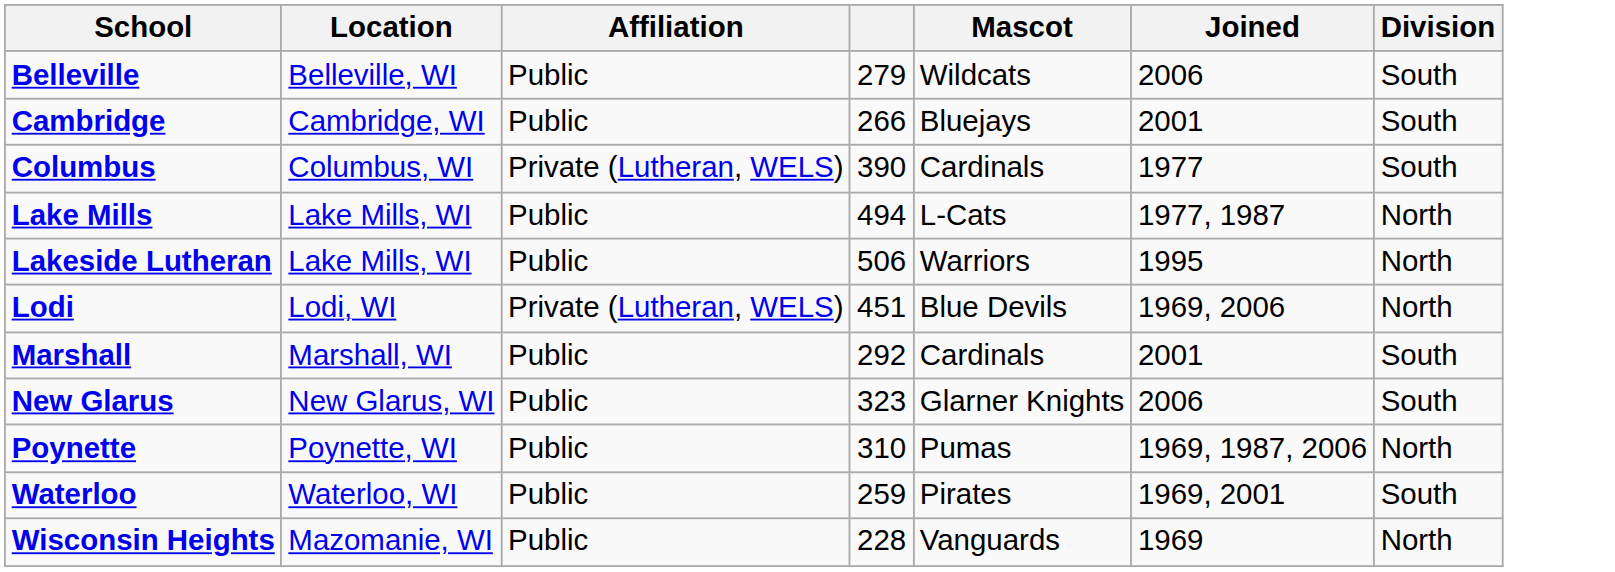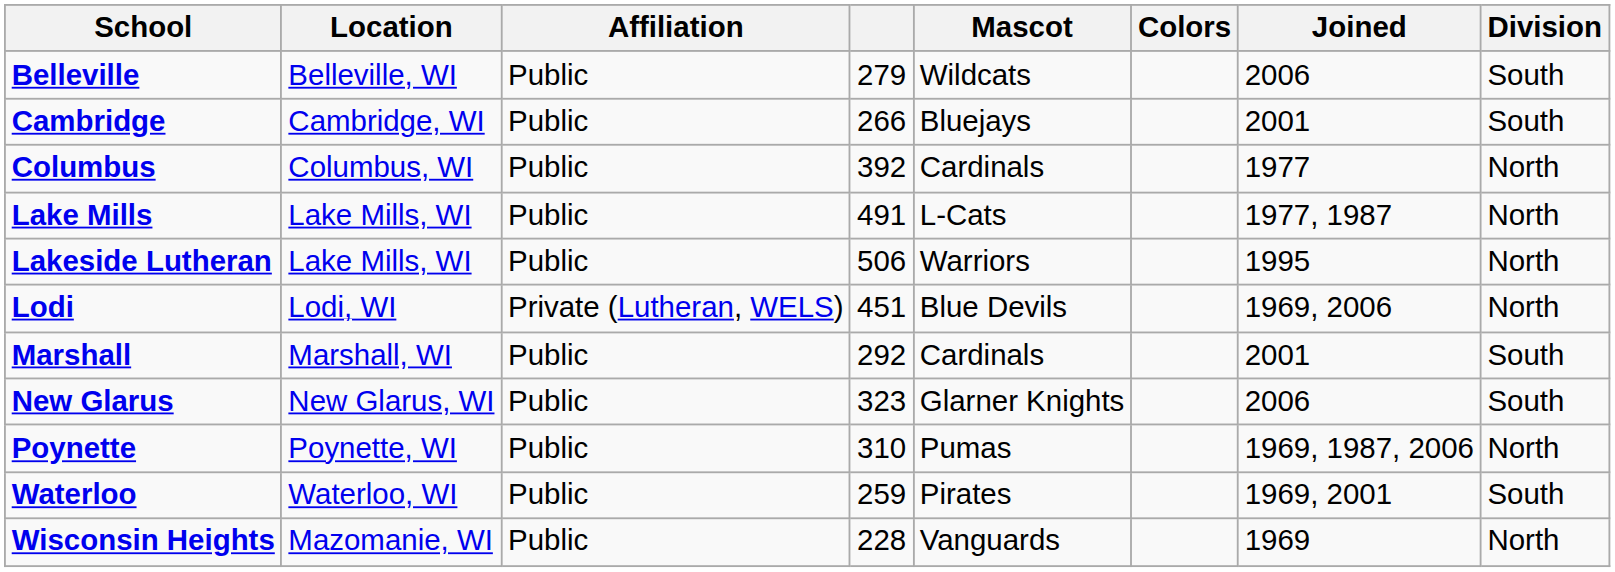+ column: (1185, 27)
(676, 167) Private (Lutheran, WELS) -> (548, 167) Public
(882, 167) 390 -> (882, 167) 392
(1419, 167) South -> (1523, 167) North
(882, 214) 494 -> (882, 214) 491
